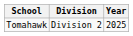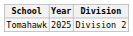columns swapped: (116, 11) <-> (77, 11)
